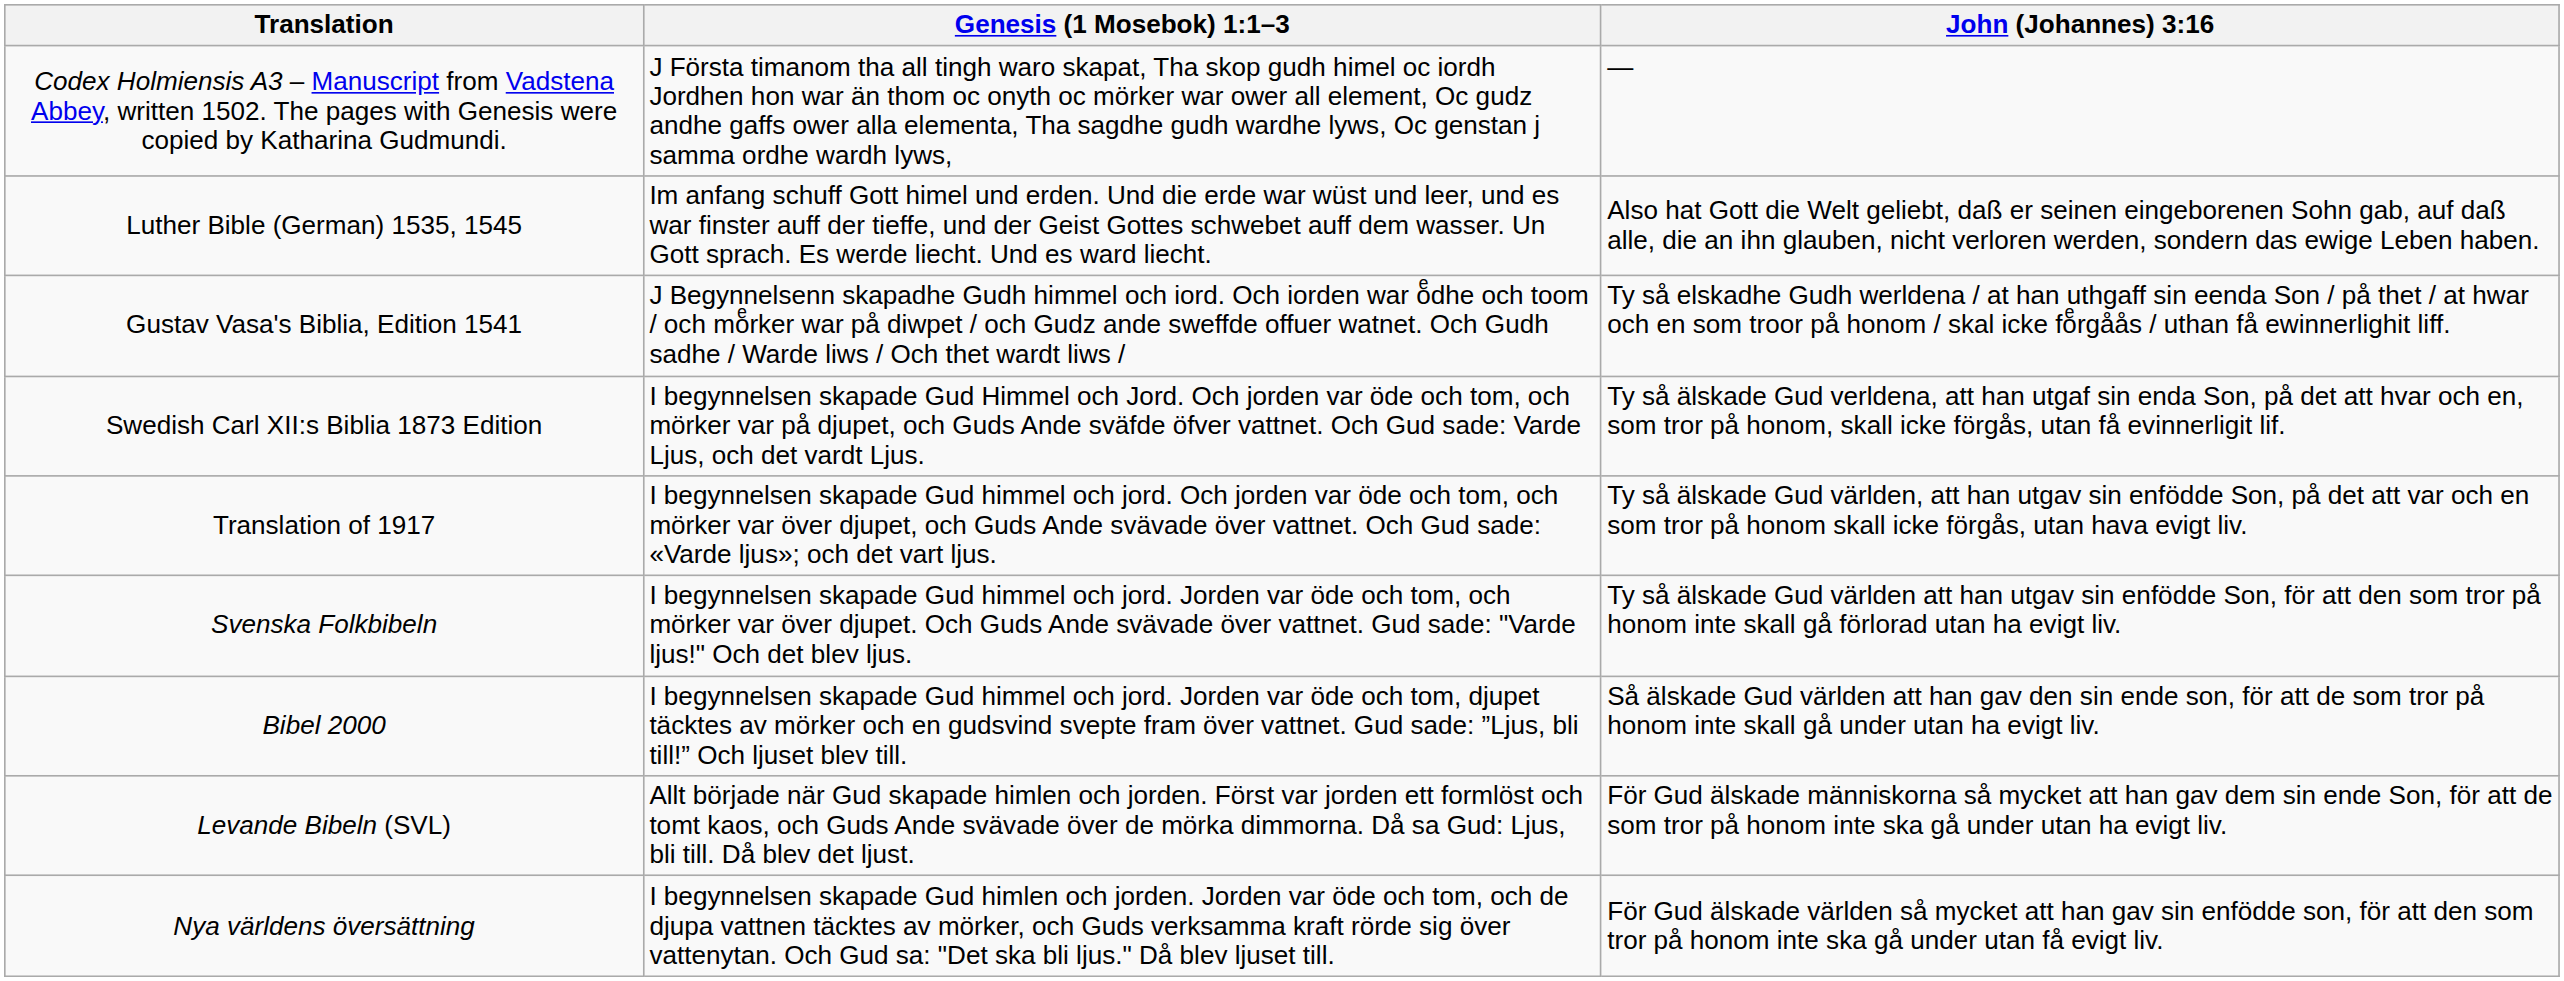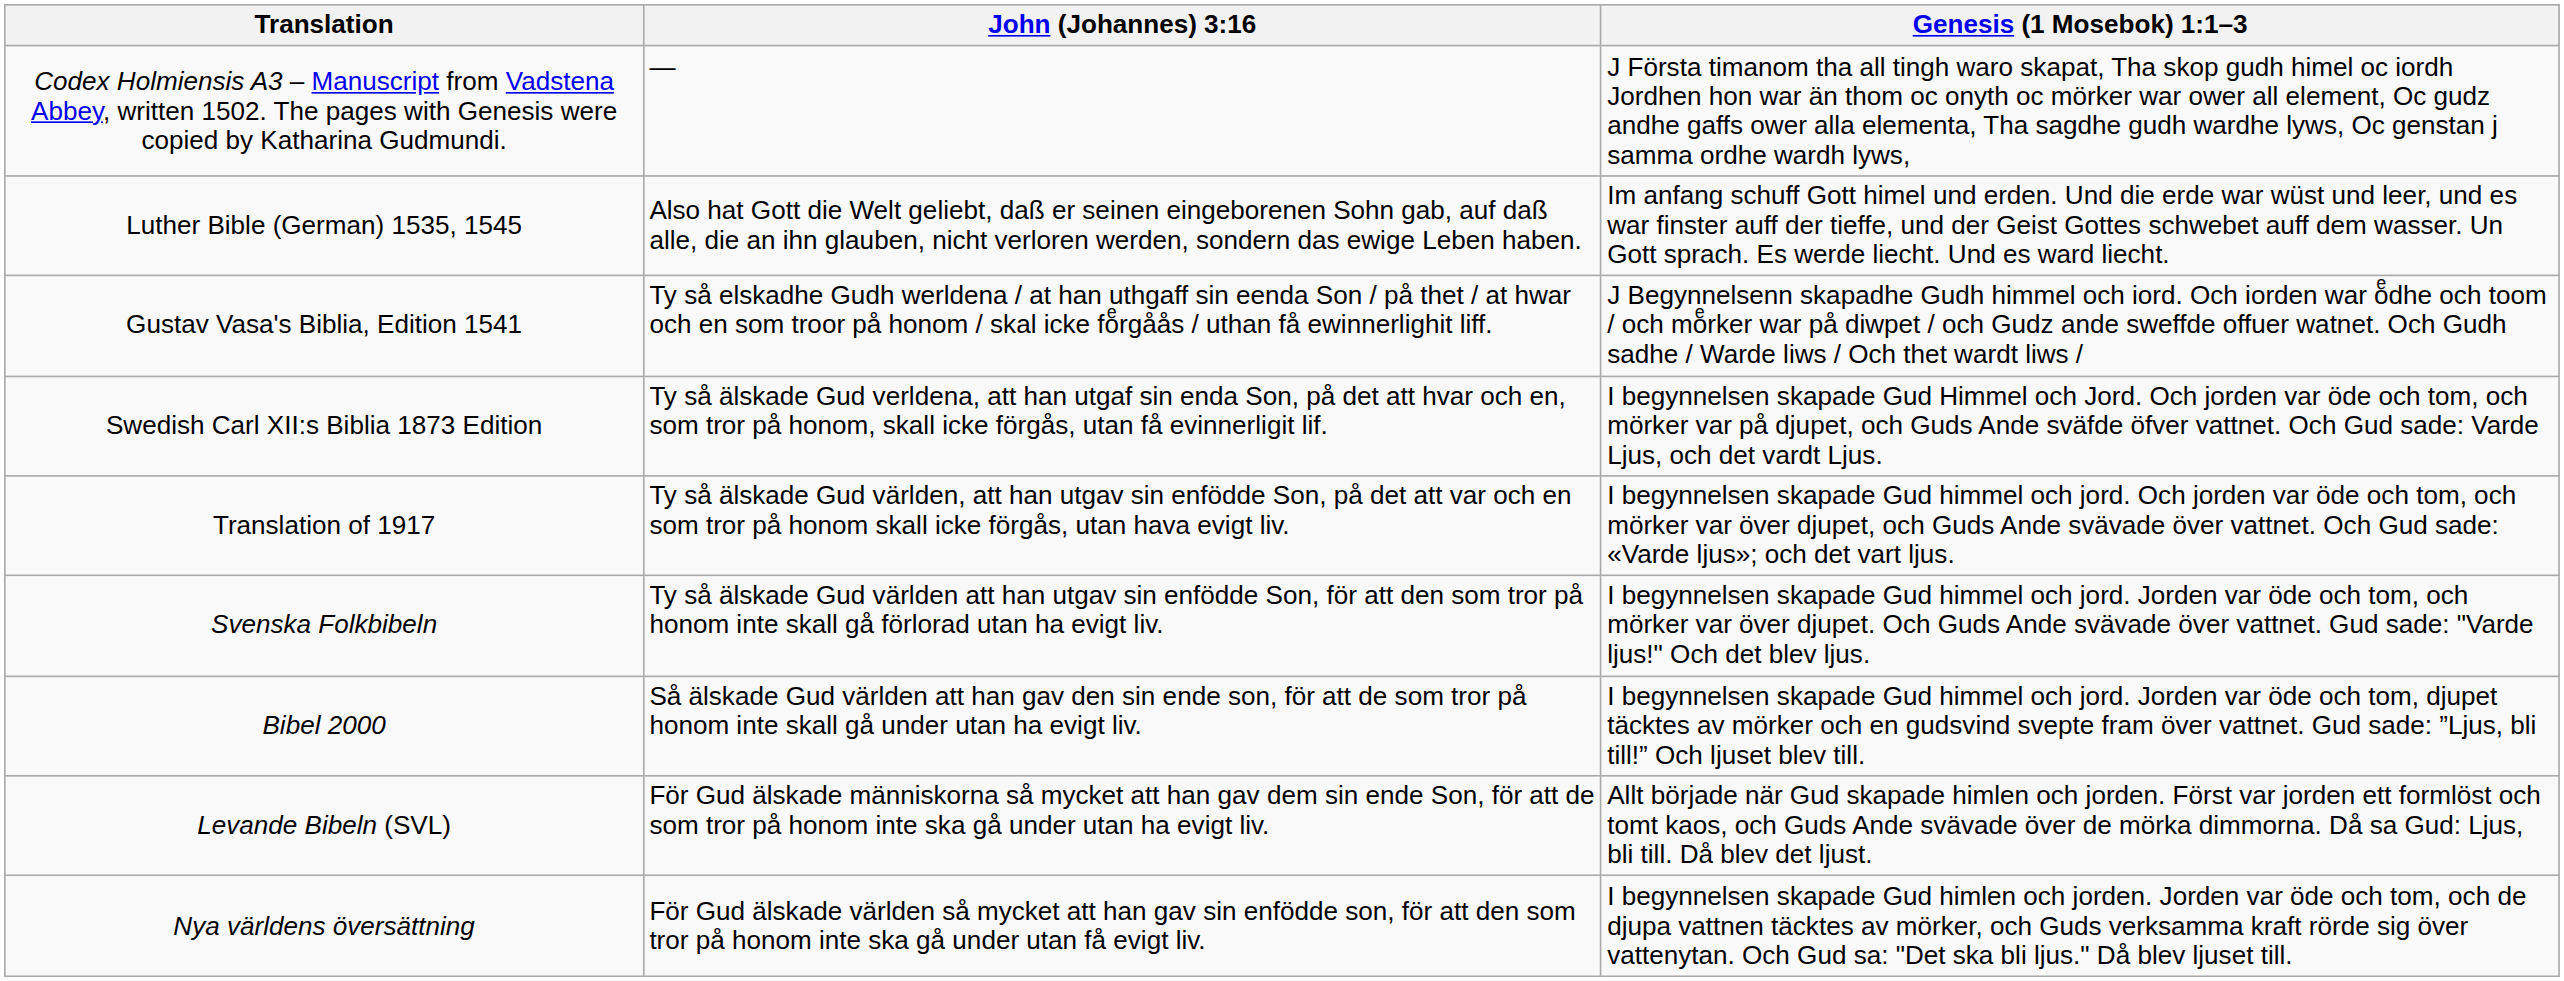columns swapped: (1122, 25) <-> (2080, 25)
